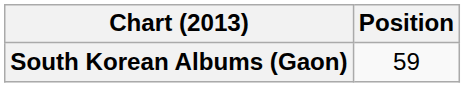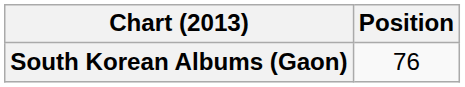(406, 61) 59 -> (406, 61) 76
